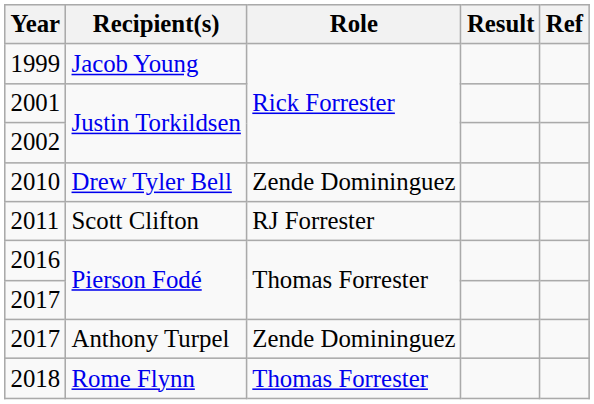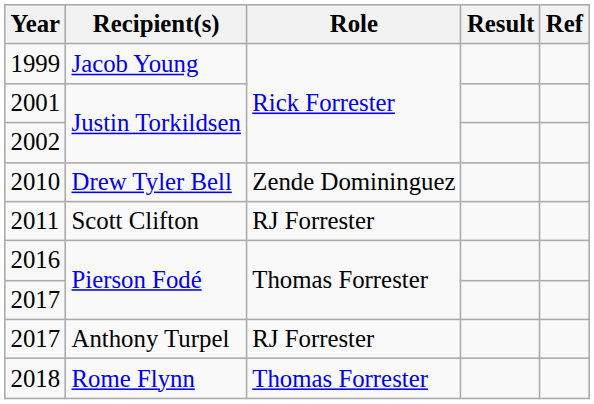(354, 338) Zende Domininguez -> (313, 338) RJ Forrester
